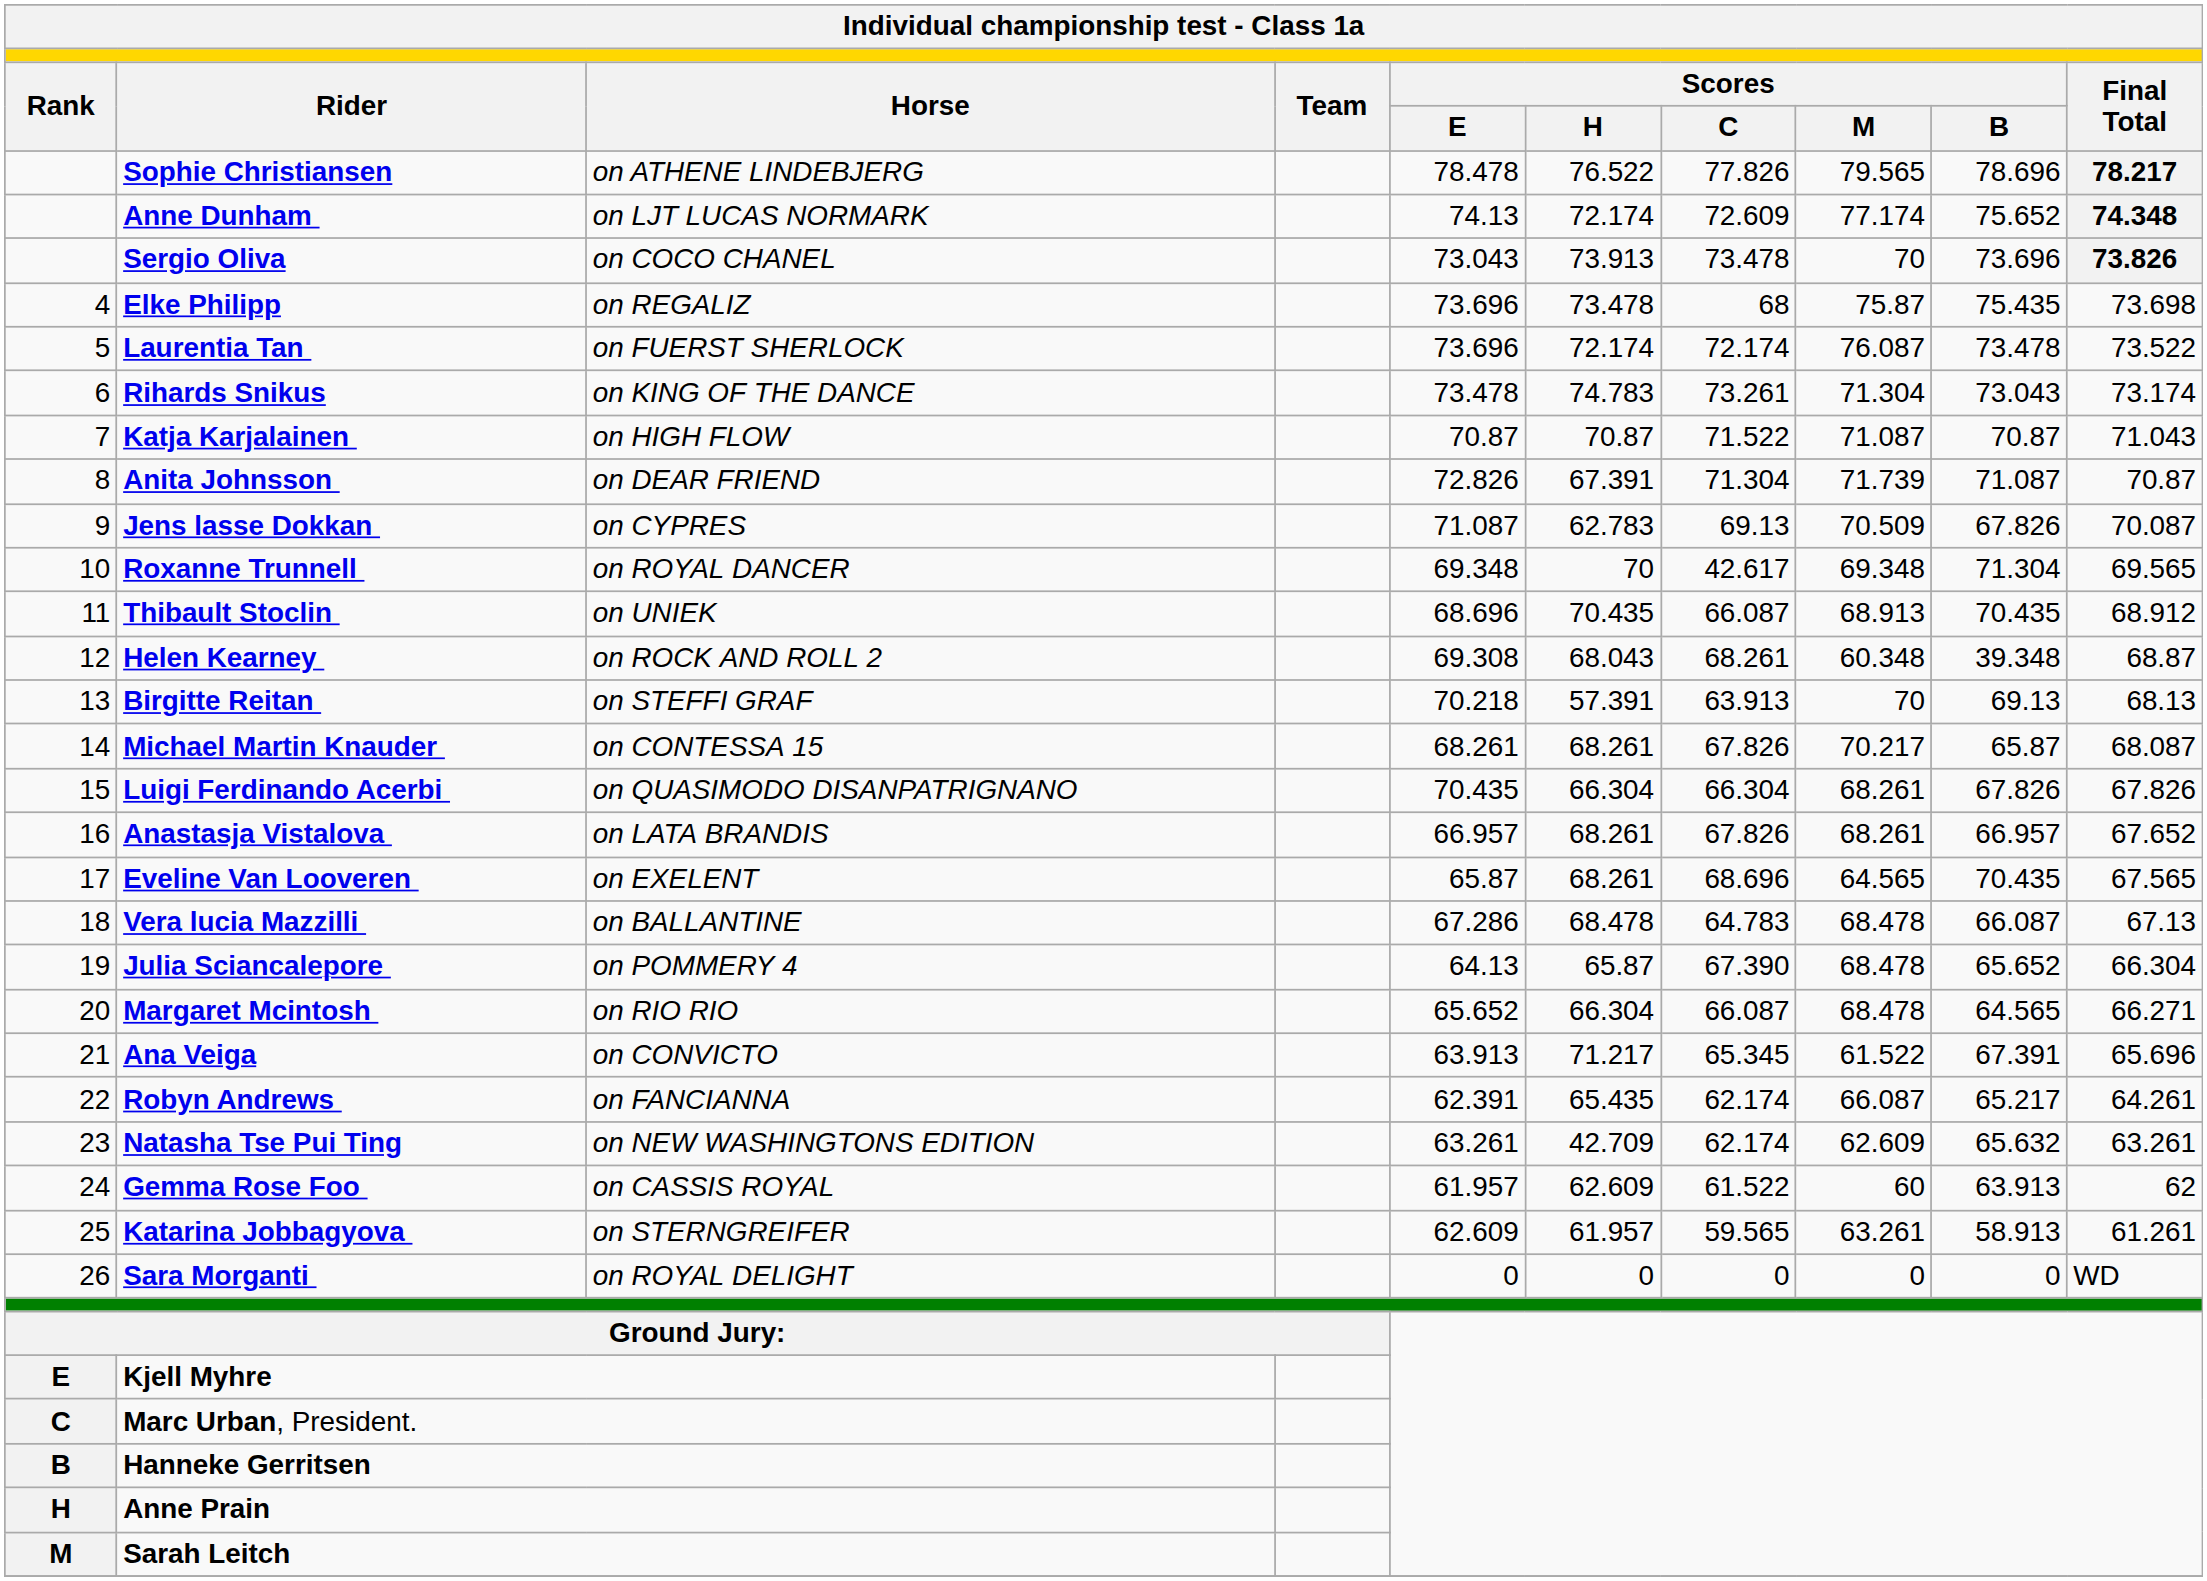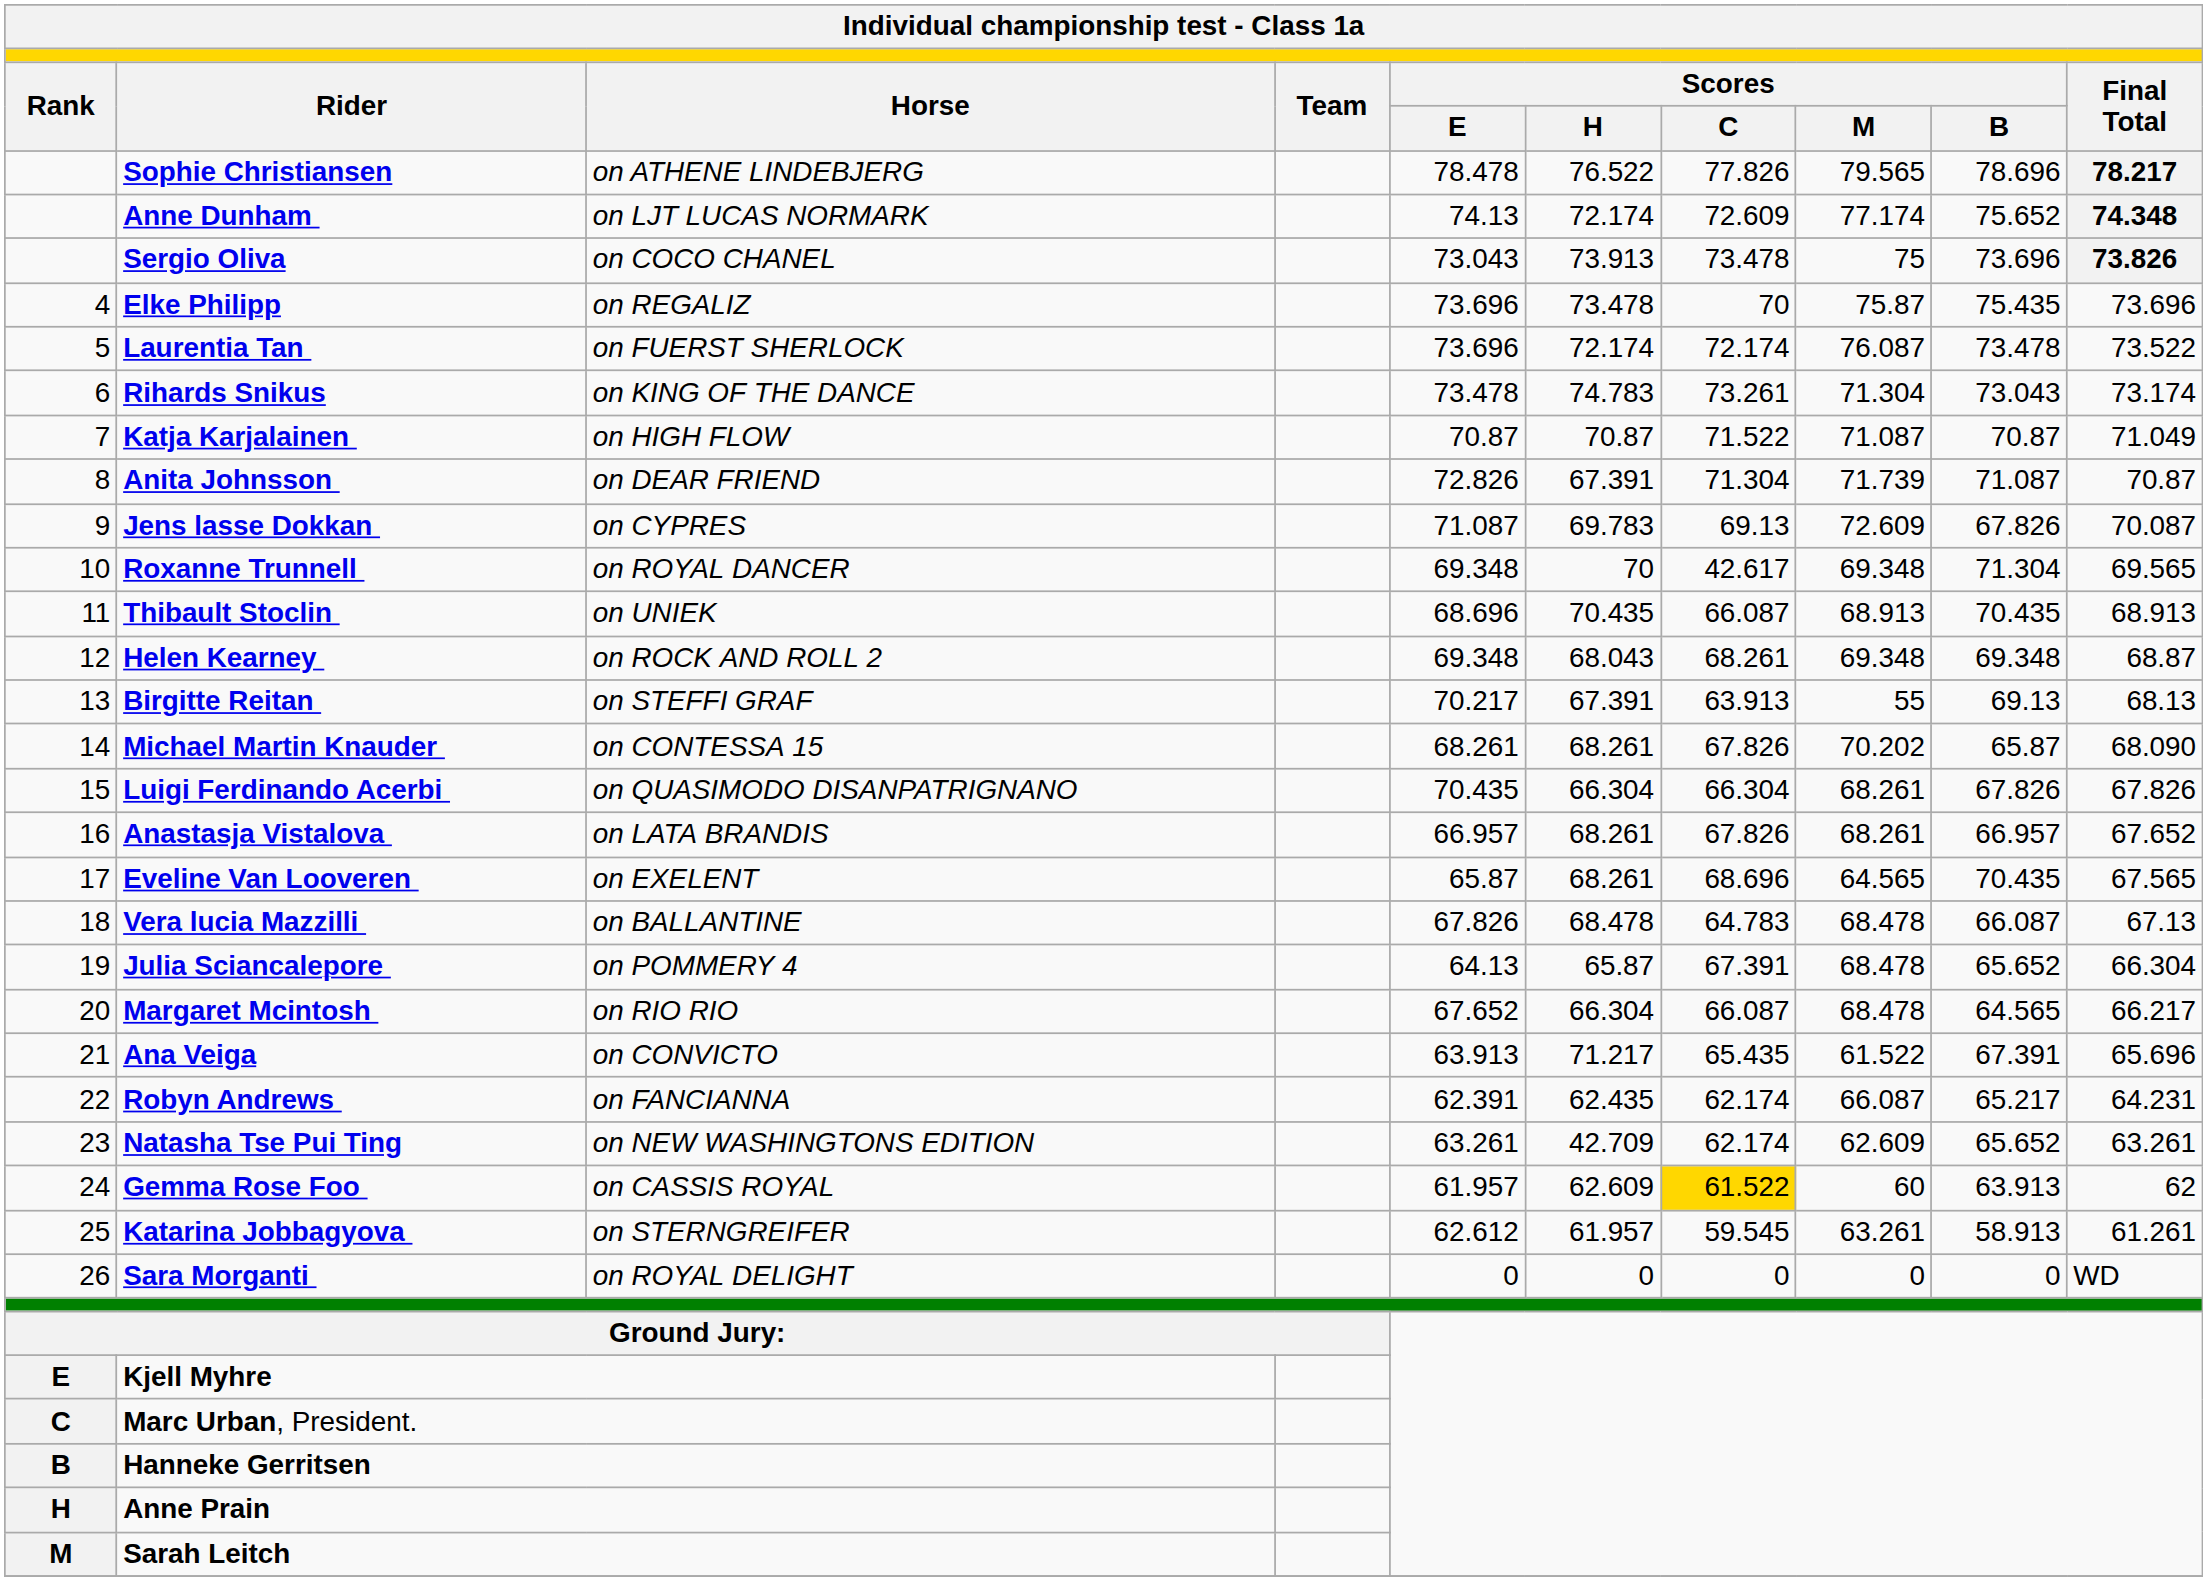(1910, 260) 70 -> (1910, 260) 75
(1774, 304) 68 -> (1774, 304) 70
(2153, 304) 73.698 -> (2153, 304) 73.696
(2153, 436) 71.043 -> (2153, 436) 71.049
(1612, 525) 62.783 -> (1612, 525) 69.783
(1882, 525) 70.509 -> (1882, 525) 72.609
(2153, 613) 68.912 -> (2153, 613) 68.913
(1476, 657) 69.308 -> (1476, 657) 69.348
(1882, 657) 60.348 -> (1882, 657) 69.348
(2018, 657) 39.348 -> (2018, 657) 69.348
(1476, 701) 70.218 -> (1476, 701) 70.217
(1612, 701) 57.391 -> (1612, 701) 67.391
(1910, 701) 70 -> (1910, 701) 55
(1882, 745) 70.217 -> (1882, 745) 70.202
(2153, 745) 68.087 -> (2153, 745) 68.090
(1476, 922) 67.286 -> (1476, 922) 67.826
(1747, 966) 67.390 -> (1747, 966) 67.391
(1476, 1010) 65.652 -> (1476, 1010) 67.652
(2153, 1010) 66.271 -> (2153, 1010) 66.217
(1747, 1054) 65.345 -> (1747, 1054) 65.435
(1612, 1099) 65.435 -> (1612, 1099) 62.435
(2153, 1099) 64.261 -> (2153, 1099) 64.231
(2018, 1143) 65.632 -> (2018, 1143) 65.652
(1747, 1187) no background -> (1747, 1187) gold background
(1476, 1231) 62.609 -> (1476, 1231) 62.612
(1747, 1231) 59.565 -> (1747, 1231) 59.545
